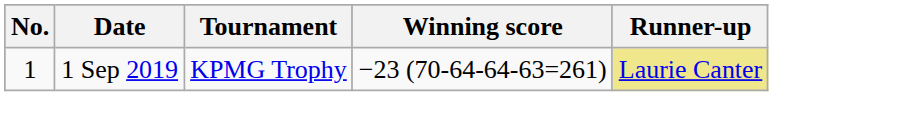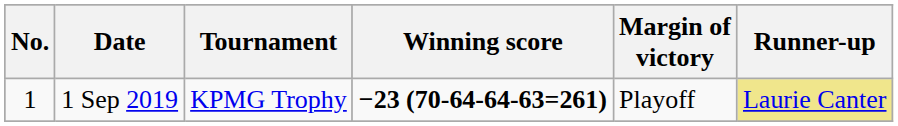+ column: (675, 41)
(483, 68) normal -> (483, 99) bold
